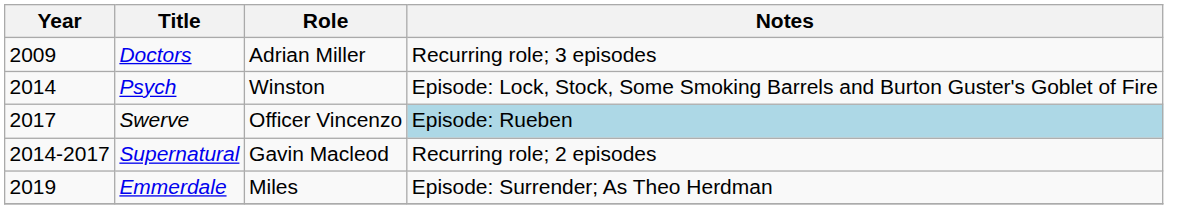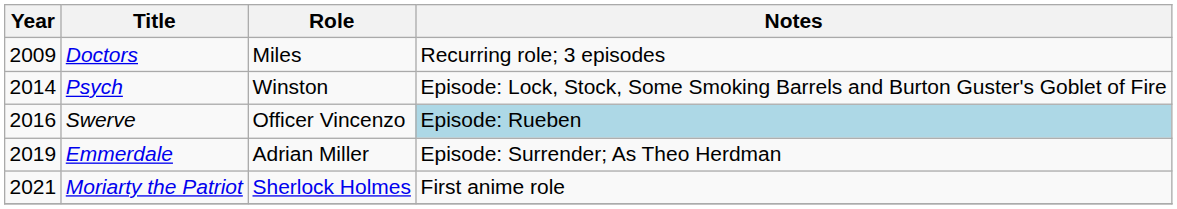(307, 54) Adrian Miller -> (277, 54) Miles
(33, 120) 2017 -> (33, 120) 2016
- row: (179, 154)
(274, 187) Miles -> (311, 154) Adrian Miller
+ row: (154, 187)
